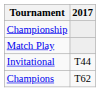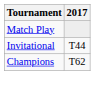- row: (37, 29)
